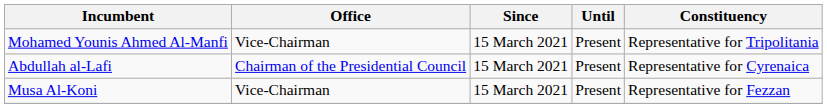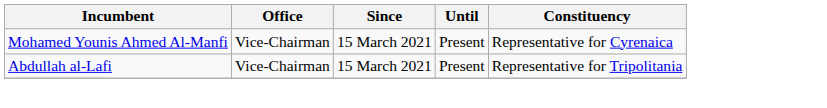(723, 41) Representative for Tripolitania -> (582, 41) Representative for Cyrenaica
(351, 66) Chairman of the Presidential Council -> (282, 66) Vice-Chairman
(719, 66) Representative for Cyrenaica -> (587, 66) Representative for Tripolitania
- row: (53, 90)
